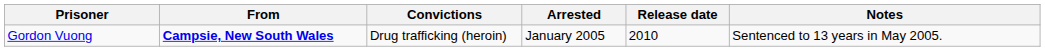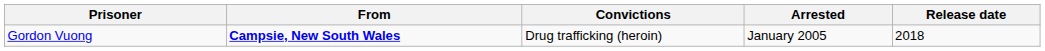- column: (885, 14)
(643, 35) 2010 -> (910, 35) 2018
